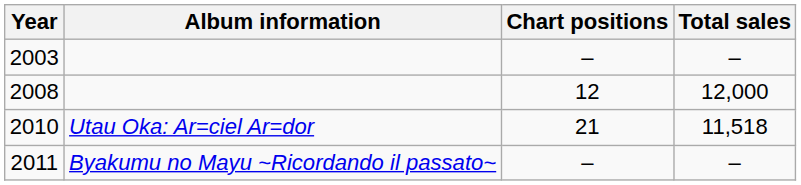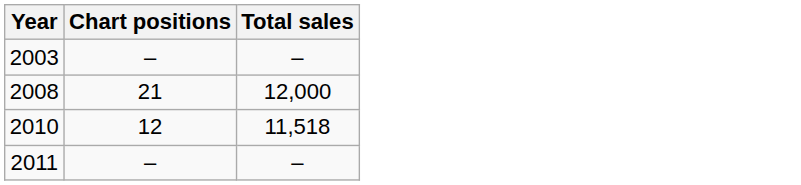- column: (283, 22)
(587, 92) 12 -> (150, 92) 21
(587, 127) 21 -> (150, 127) 12
